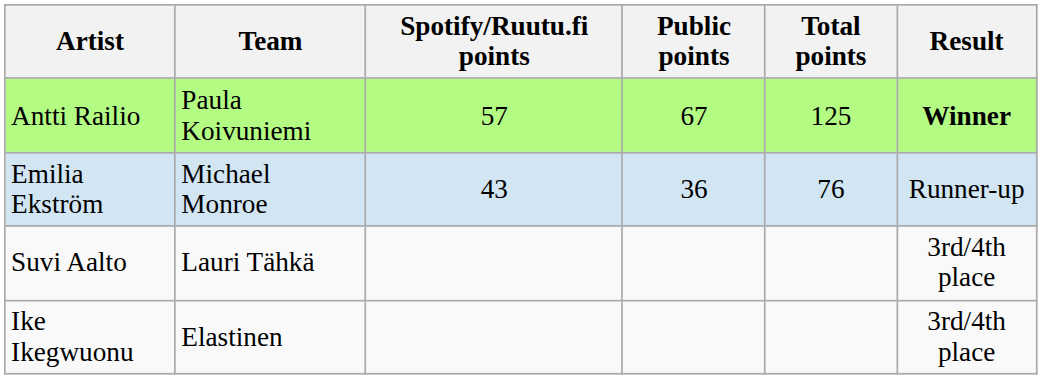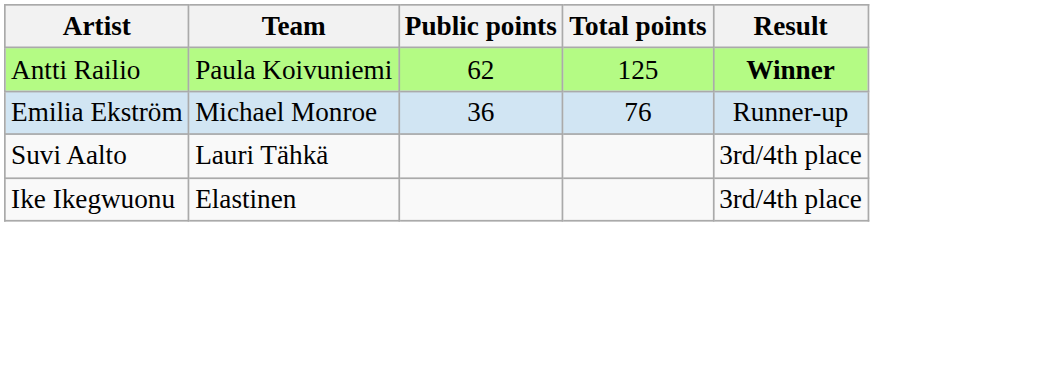- column: (494, 41)
(694, 115) 67 -> (481, 69) 62
